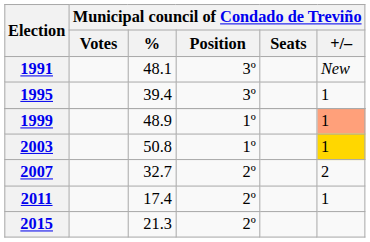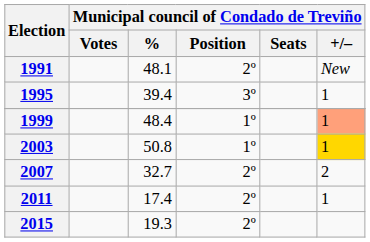(249, 69) 3º -> (249, 69) 2º
(158, 120) 48.9 -> (158, 120) 48.4
(158, 224) 21.3 -> (158, 224) 19.3
